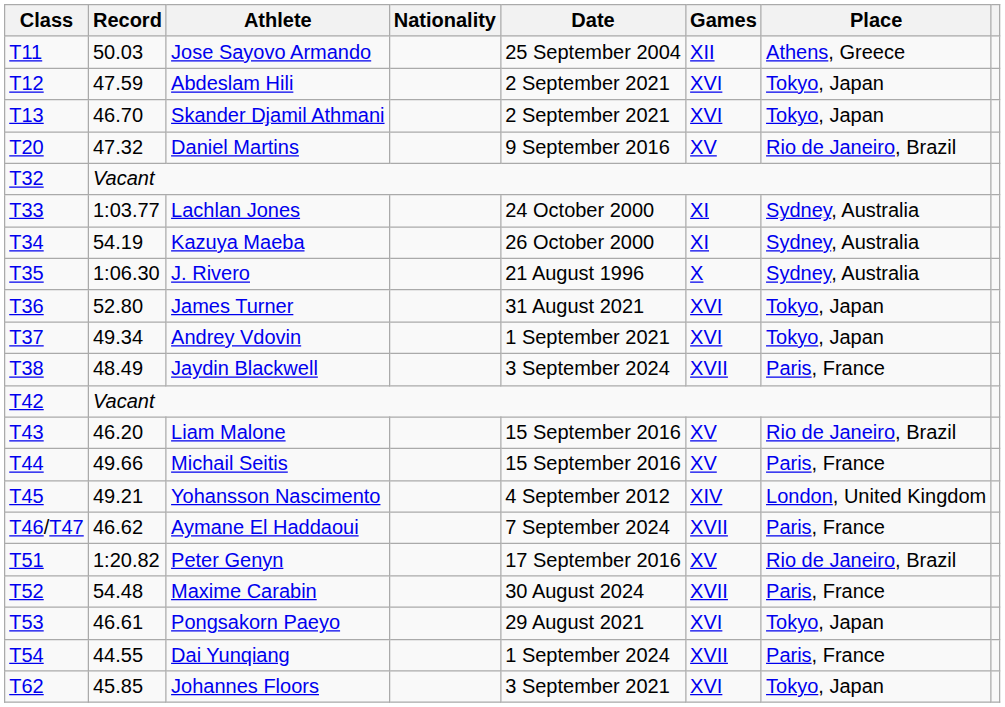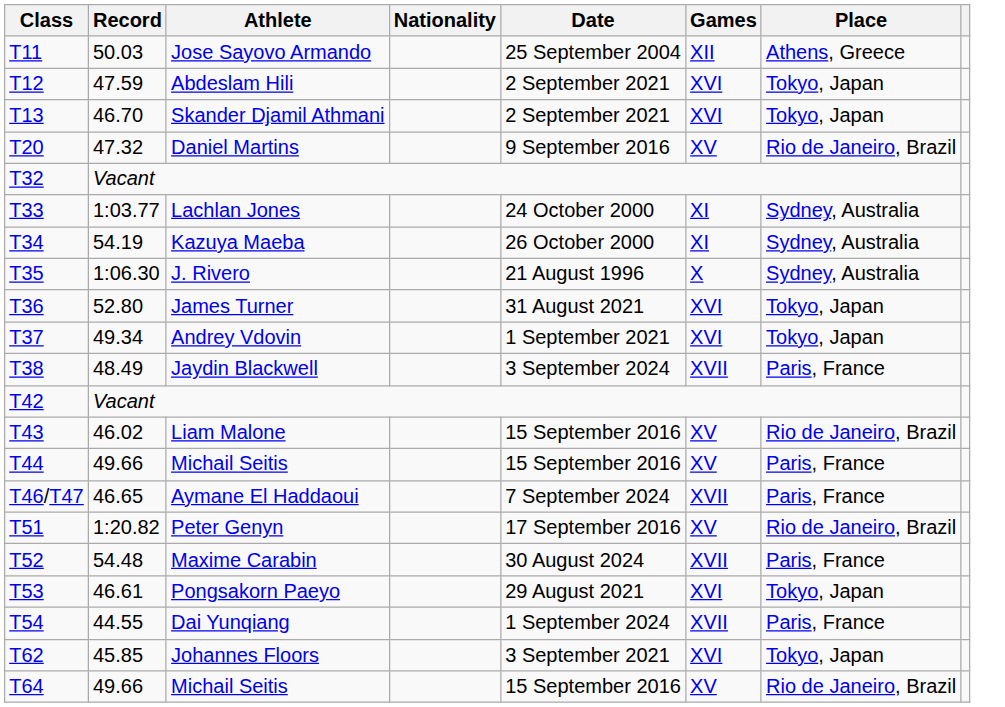(118, 432) 46.20 -> (118, 432) 46.02
- row: (26, 496)
(118, 527) 46.62 -> (118, 496) 46.65
+ row: (26, 686)
